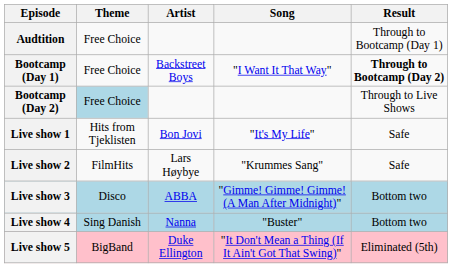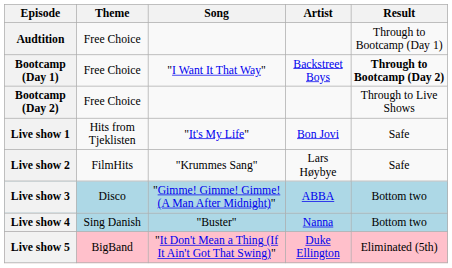columns swapped: (282, 13) <-> (181, 13)
(112, 102) lightblue background -> (112, 102) no background
